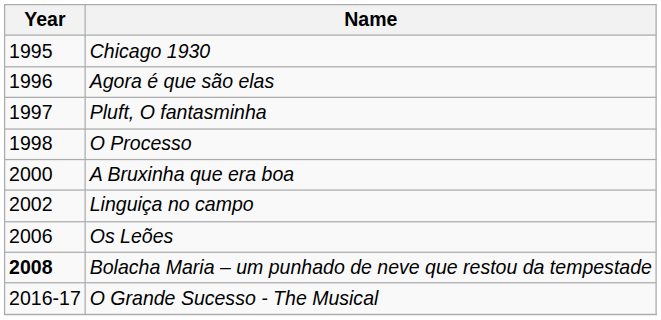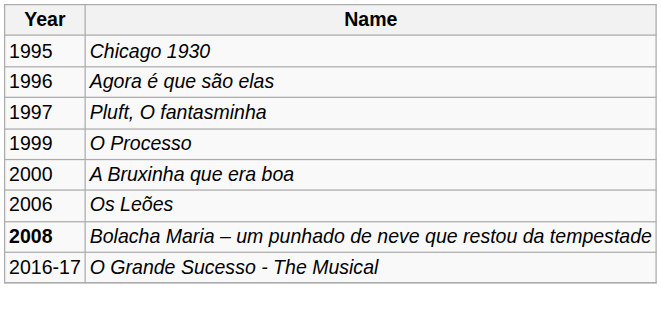(31, 143) 1998 -> (31, 143) 1999
- row: (172, 205)
